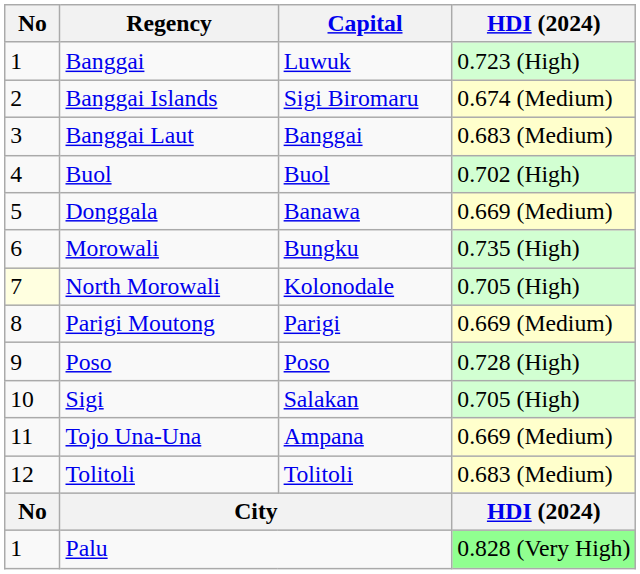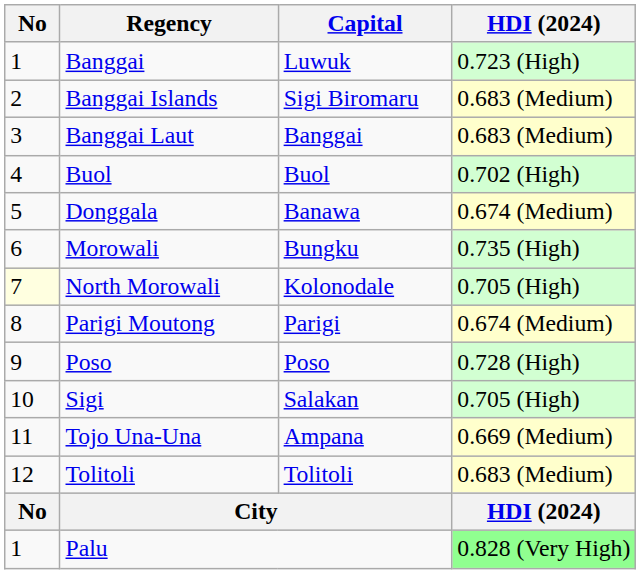(535, 98) 0.674 (Medium) -> (535, 98) 0.683 (Medium)
(535, 211) 0.669 (Medium) -> (535, 211) 0.674 (Medium)
(535, 323) 0.669 (Medium) -> (535, 323) 0.674 (Medium)
